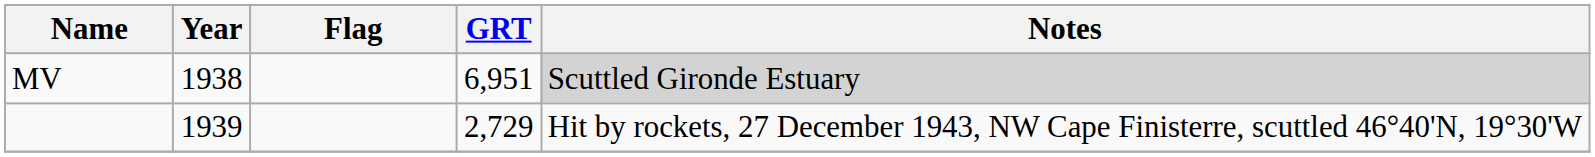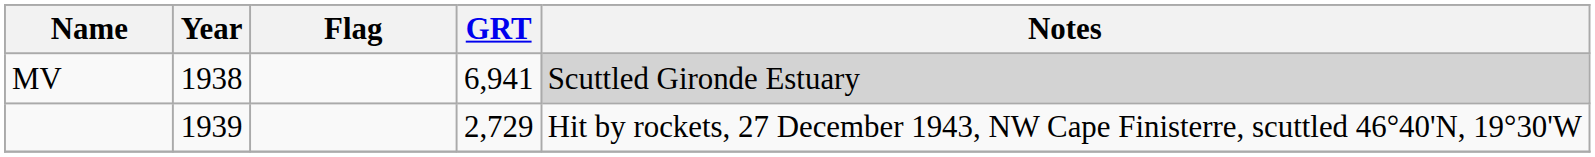(499, 77) 6,951 -> (499, 77) 6,941
